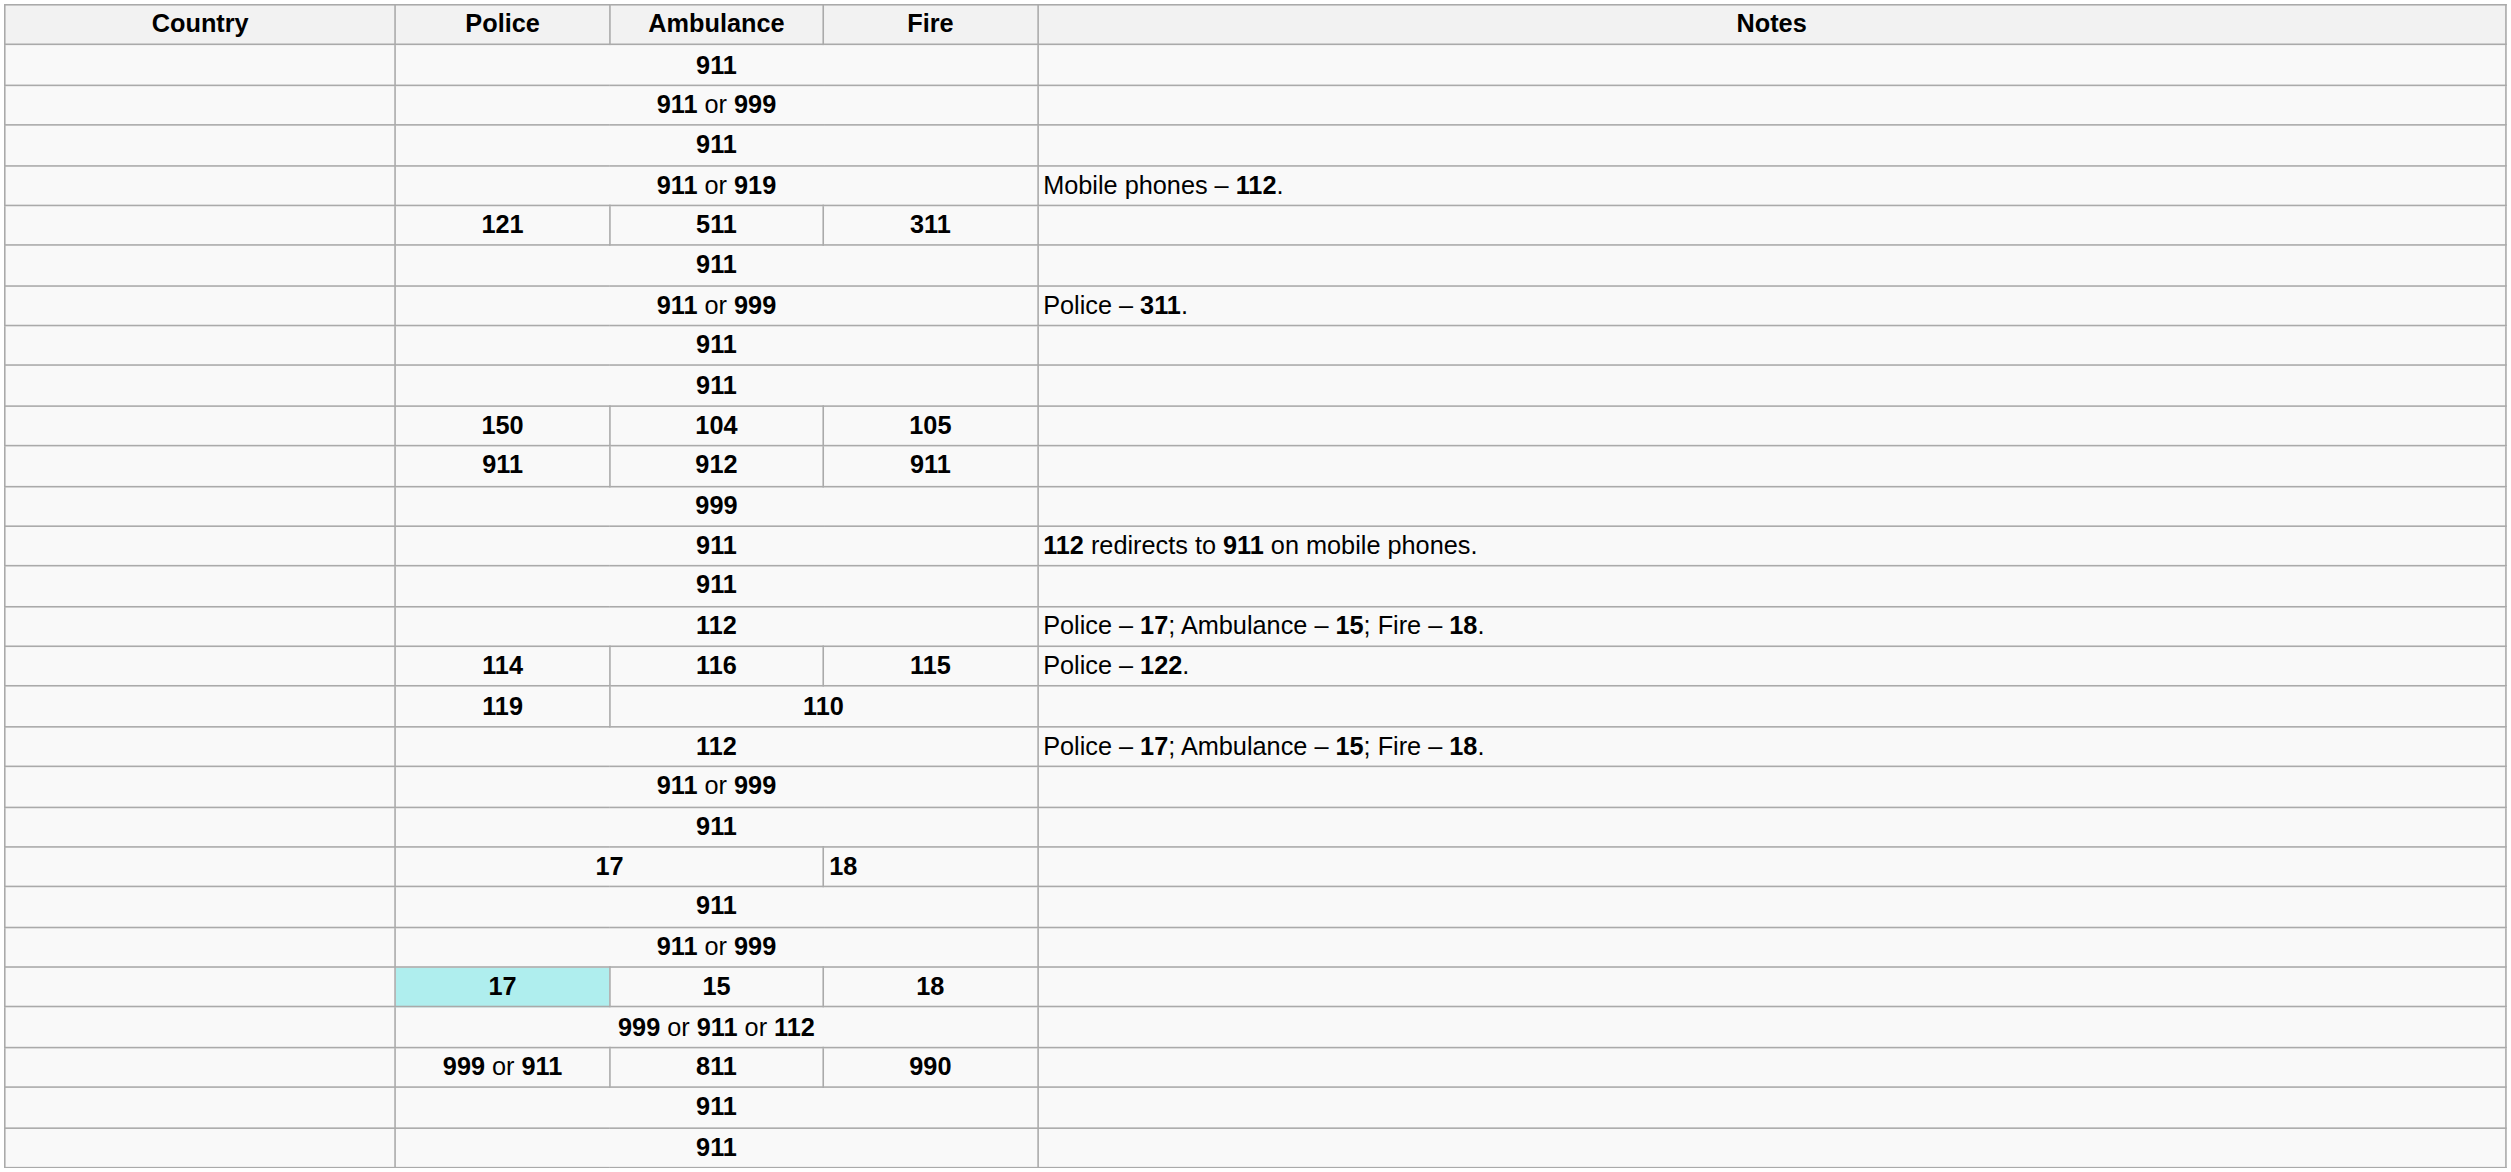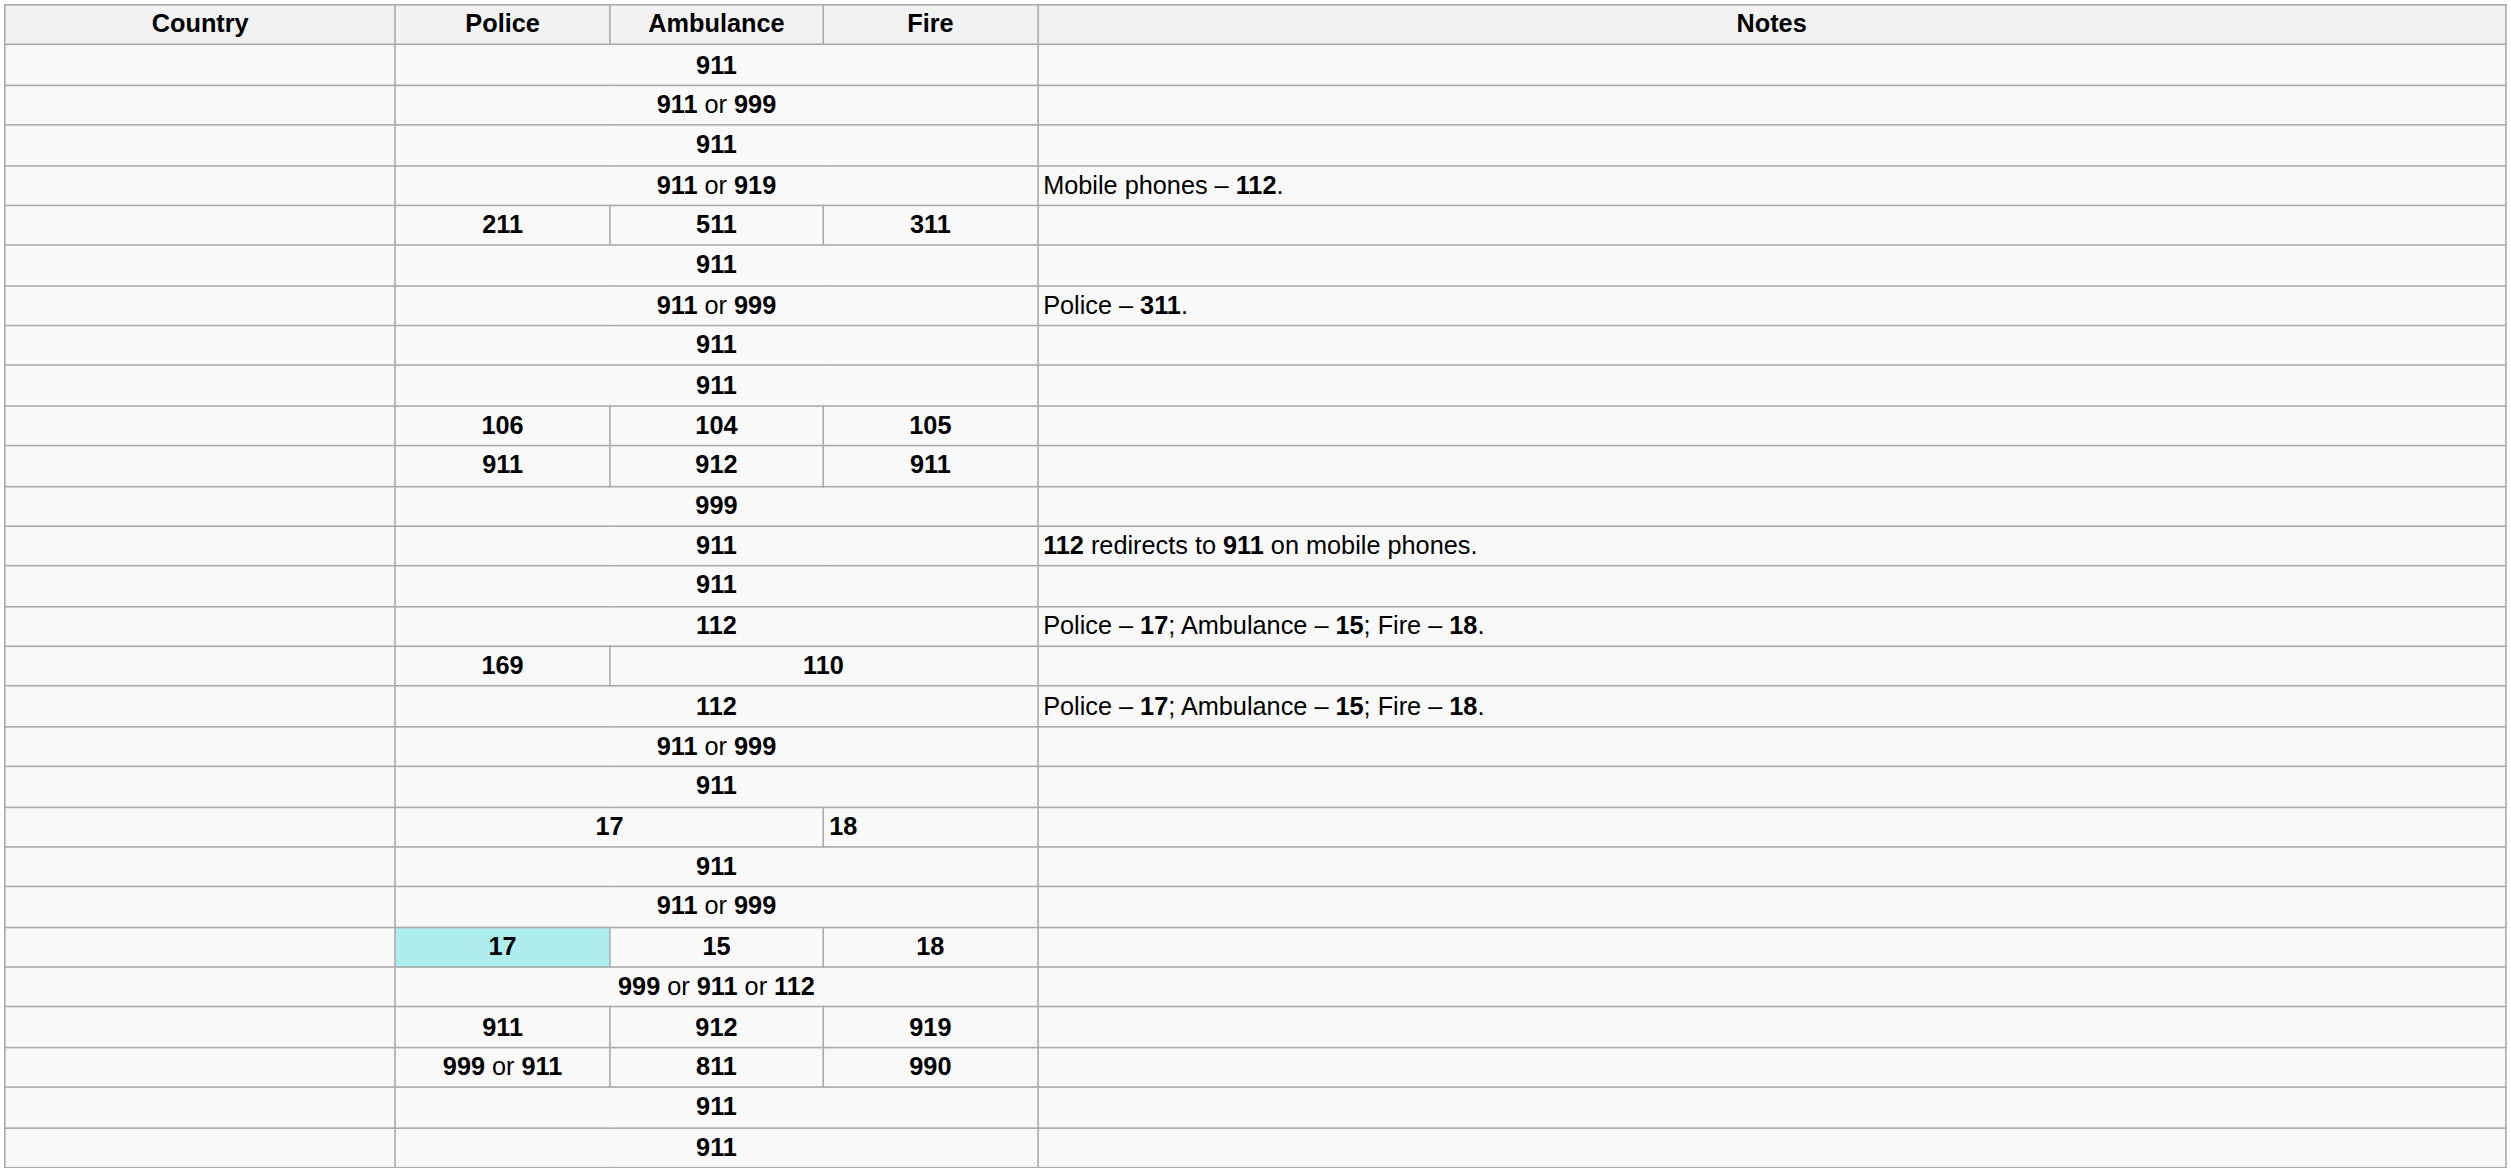(503, 225) 121 -> (503, 225) 211
(503, 425) 150 -> (503, 425) 106
- row: (716, 666)
(503, 706) 119 -> (503, 666) 169
+ row: (716, 1026)
